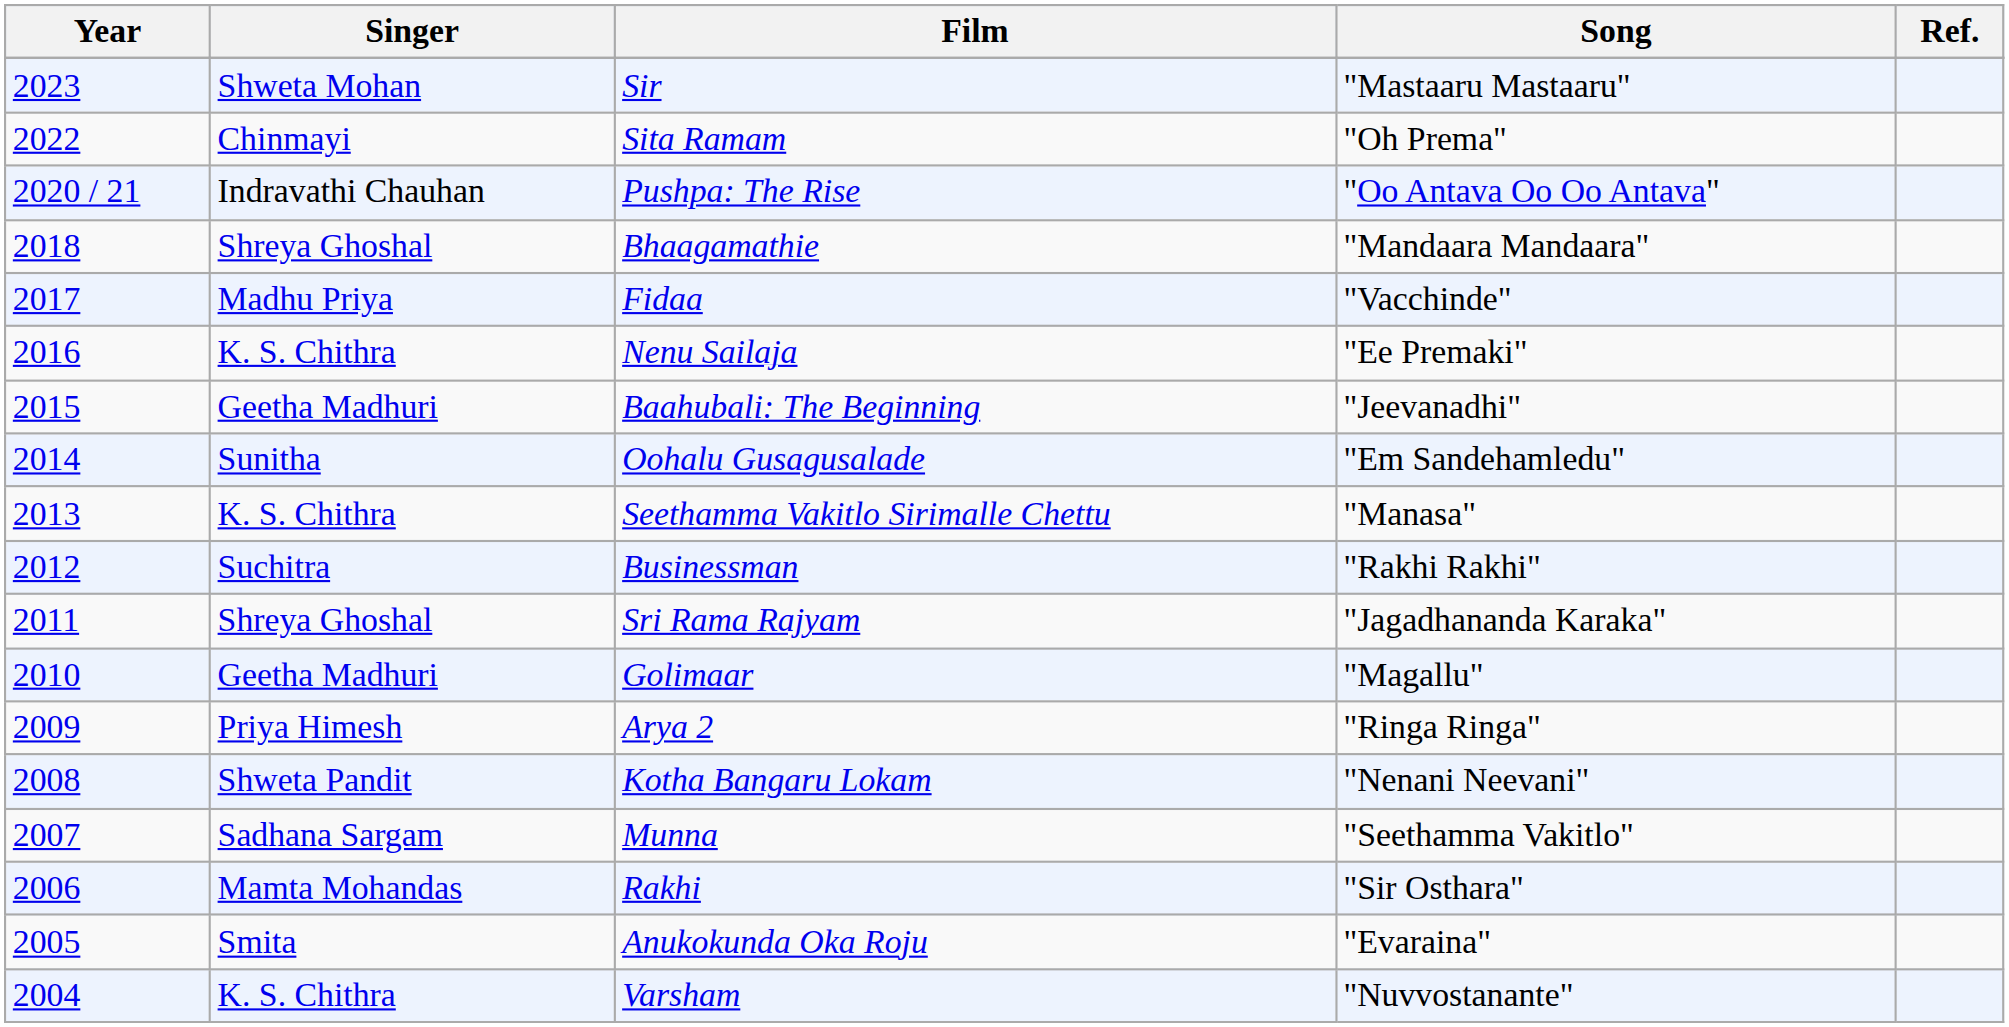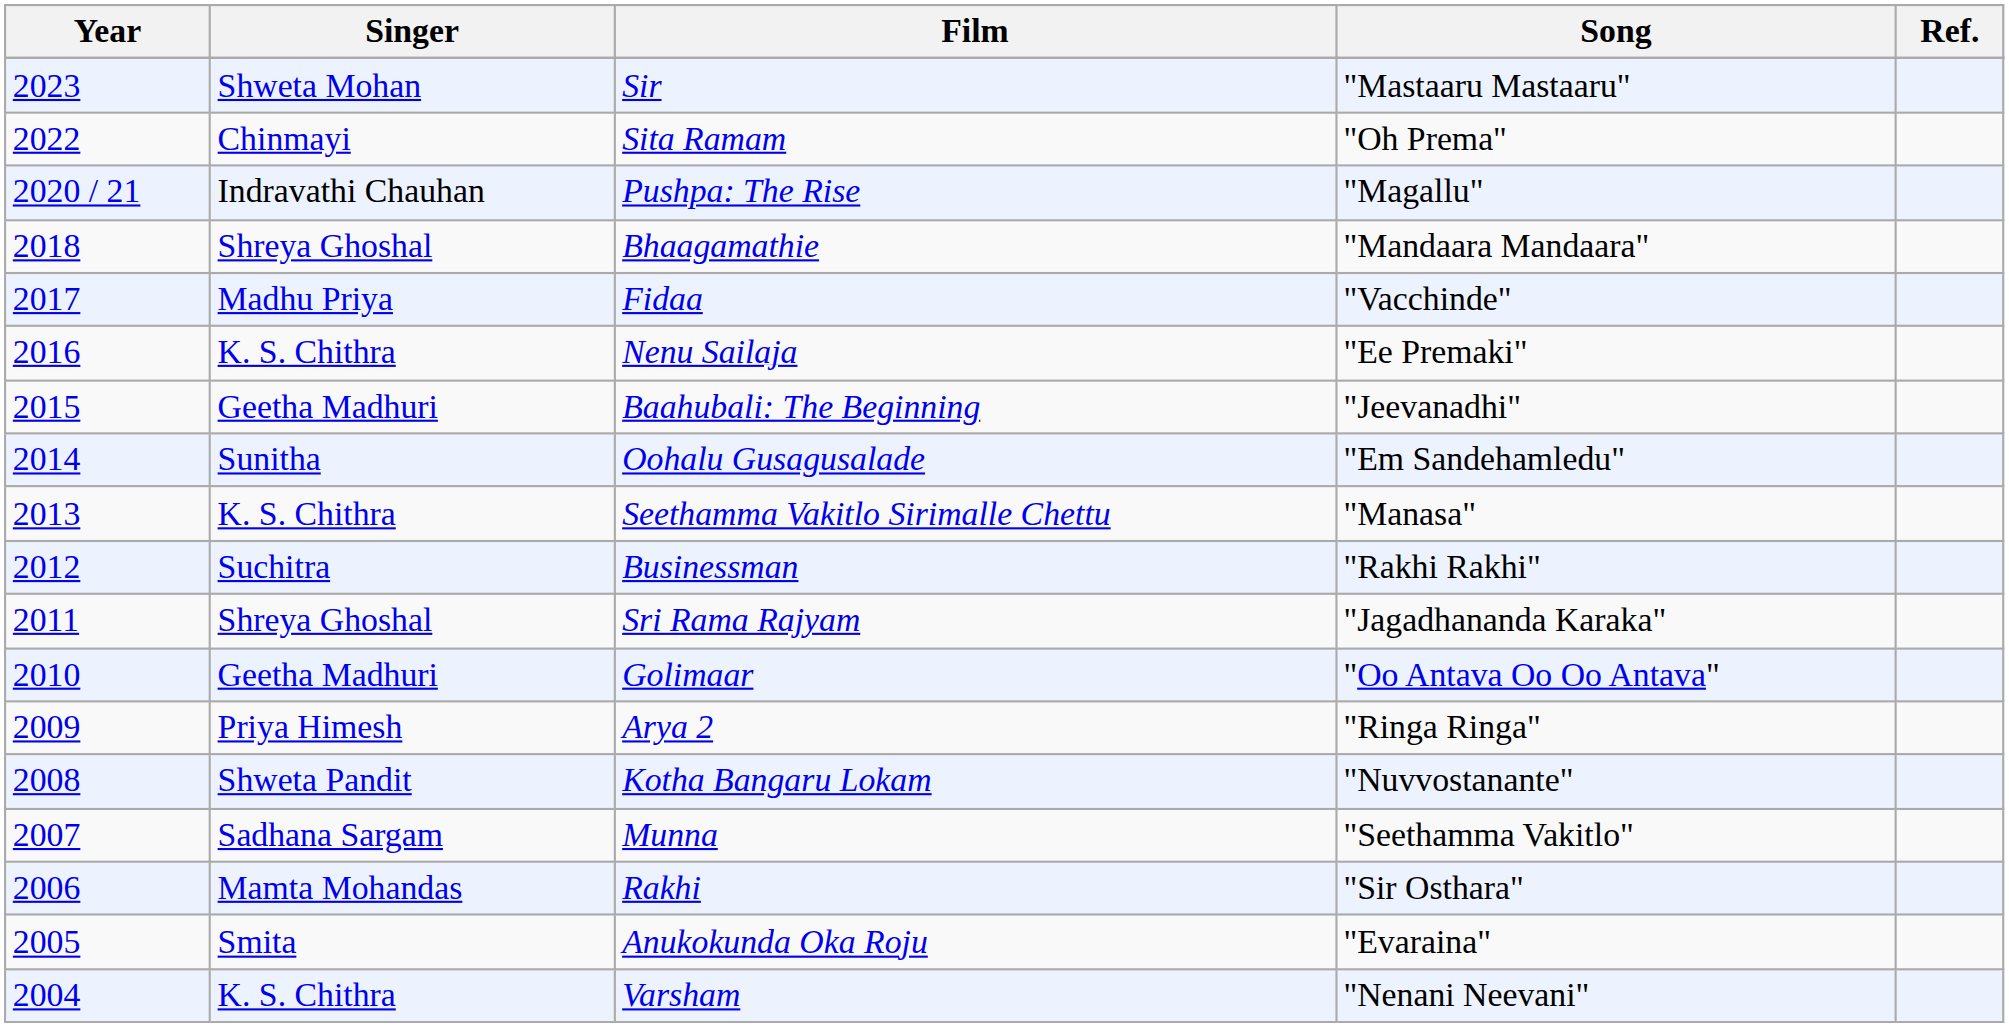(1532, 191) "Oo Antava Oo Oo Antava" -> (1413, 191) "Magallu"
(1413, 673) "Magallu" -> (1532, 673) "Oo Antava Oo Oo Antava"
(1466, 780) "Nenani Neevani" -> (1458, 780) "Nuvvostanante"
(1458, 995) "Nuvvostanante" -> (1466, 995) "Nenani Neevani"
